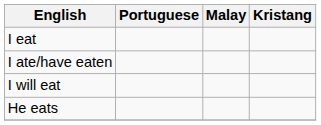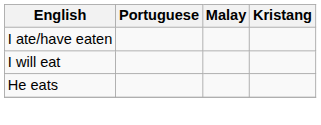- row: (22, 39)
